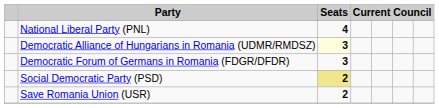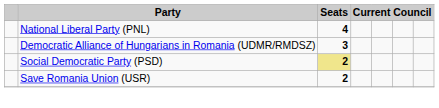(345, 45) lightyellow background -> (345, 45) no background
- row: (155, 62)
